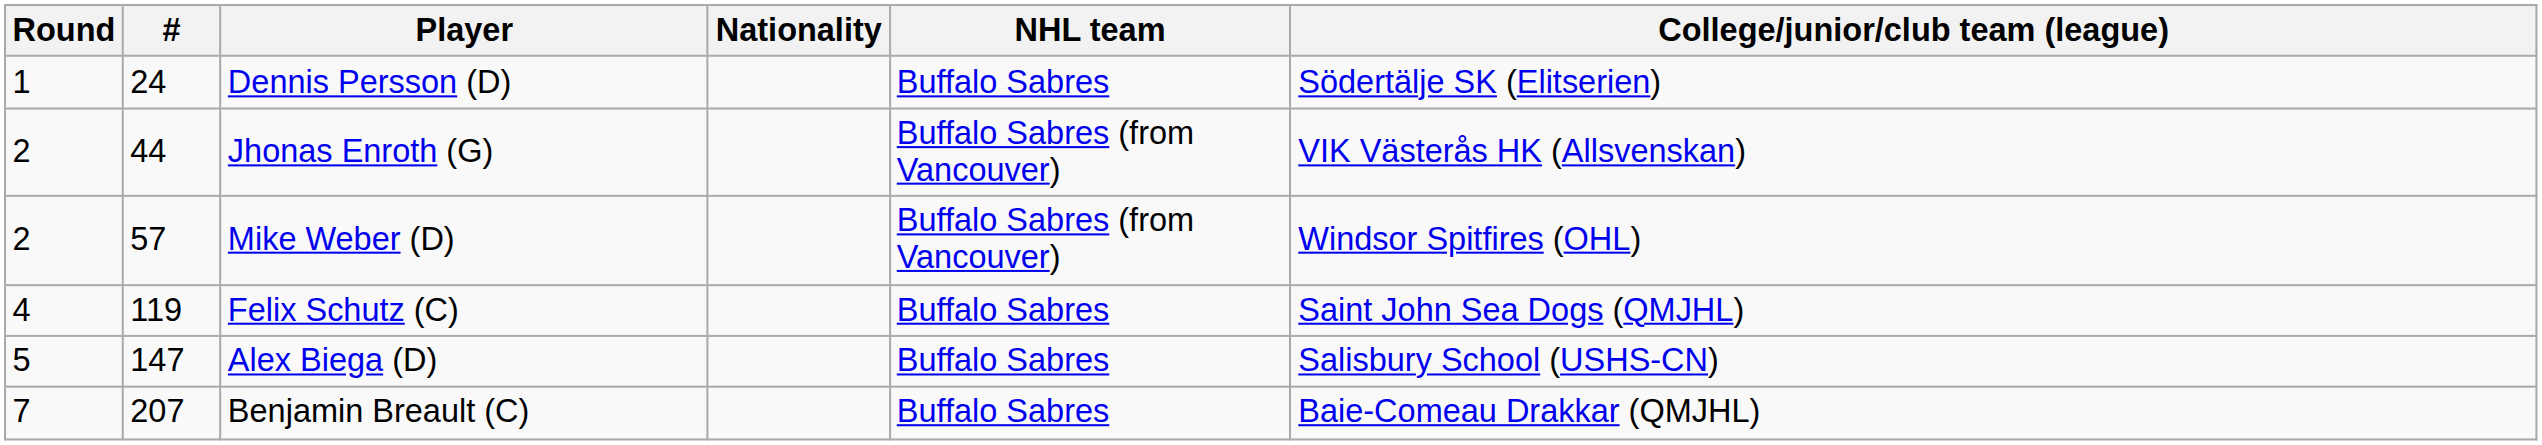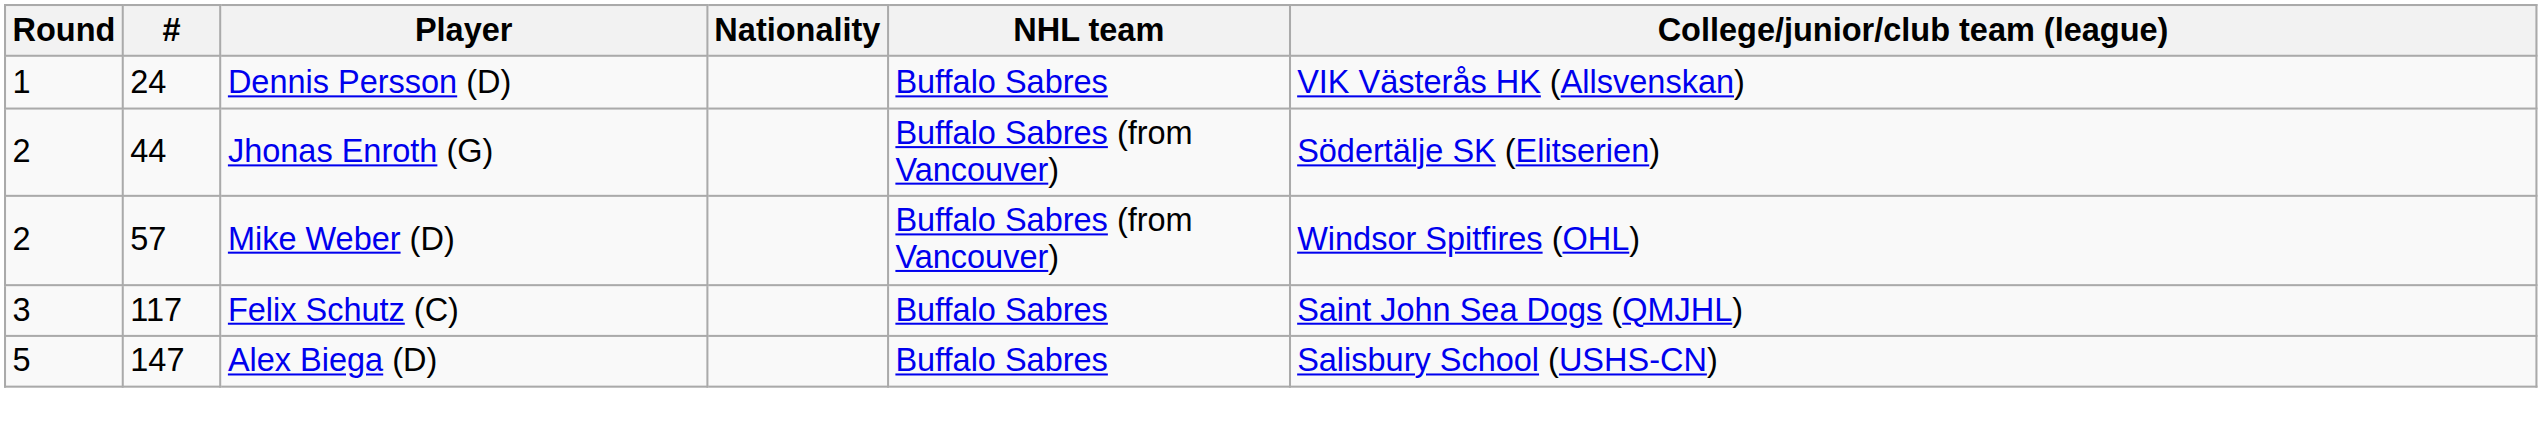(1480, 81) Södertälje SK (Elitserien) -> (1521, 81) VIK Västerås HK (Allsvenskan)
(1522, 151) VIK Västerås HK (Allsvenskan) -> (1479, 151) Södertälje SK (Elitserien)
(22, 309) 4 -> (22, 309) 3
(156, 309) 119 -> (156, 309) 117
- row: (379, 412)
